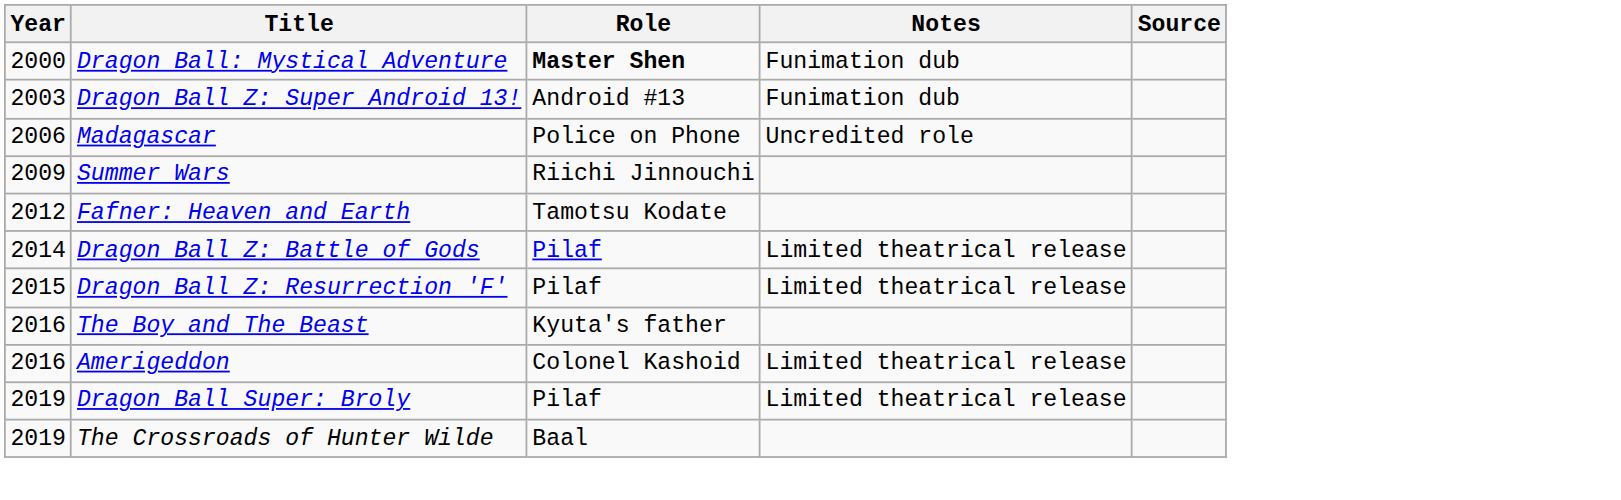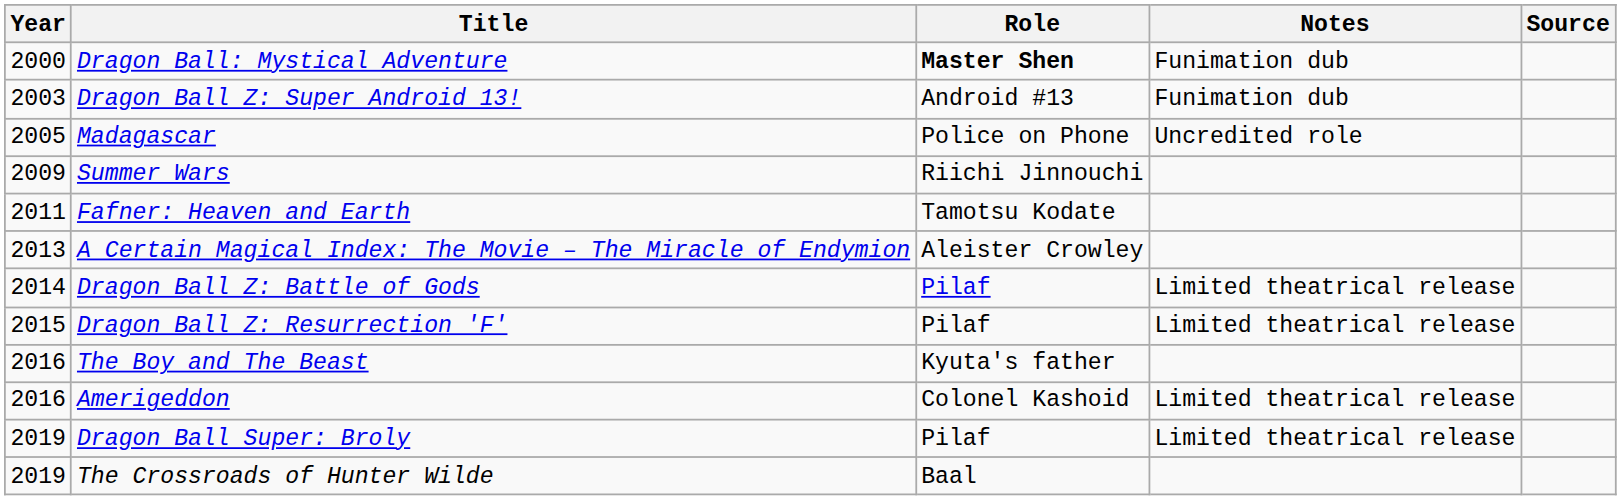(38, 137) 2006 -> (38, 137) 2005
(38, 212) 2012 -> (38, 212) 2011
+ row: (494, 250)
